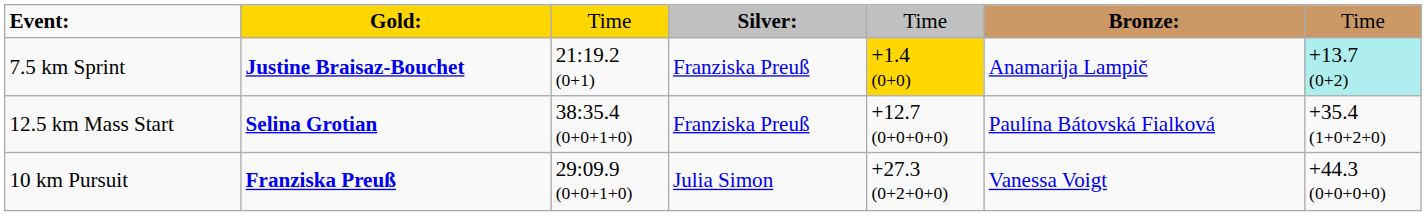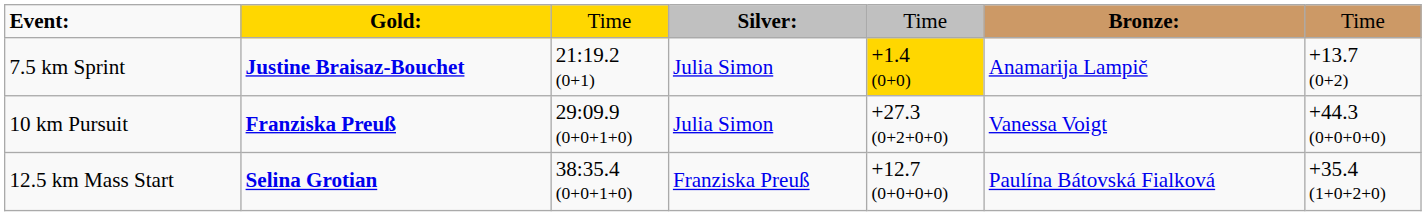(741, 66) Franziska Preuß -> (723, 66) Julia Simon
(1334, 66) paleturquoise background -> (1334, 66) no background
rows swapped: (69, 181) <-> (92, 123)
